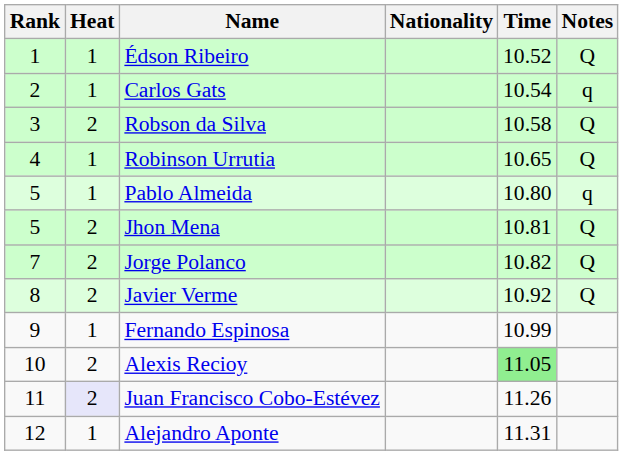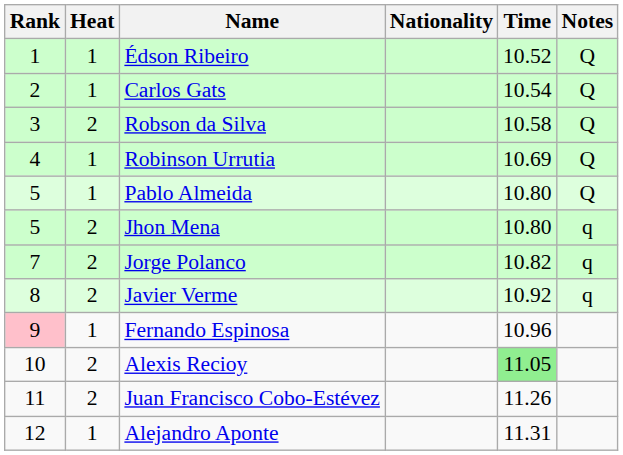(587, 90) q -> (587, 90) Q
(527, 158) 10.65 -> (527, 158) 10.69
(587, 192) q -> (587, 192) Q
(527, 227) 10.81 -> (527, 227) 10.80
(587, 227) Q -> (587, 227) q
(587, 261) Q -> (587, 261) q
(587, 295) Q -> (587, 295) q
(35, 329) no background -> (35, 329) pink background
(527, 329) 10.99 -> (527, 329) 10.96
(92, 398) lavender background -> (92, 398) no background
